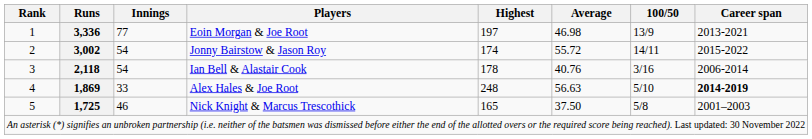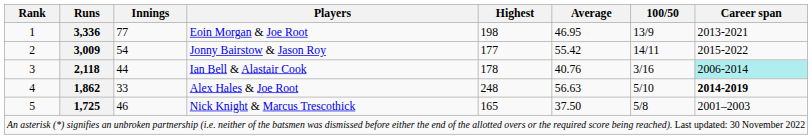(489, 32) 197 -> (489, 32) 198
(568, 32) 46.98 -> (568, 32) 46.95
(87, 50) 3,002 -> (87, 50) 3,009
(489, 50) 174 -> (489, 50) 177
(568, 50) 55.72 -> (568, 50) 55.42
(122, 69) 54 -> (122, 69) 44
(723, 69) no background -> (723, 69) paleturquoise background
(87, 87) 1,869 -> (87, 87) 1,862
